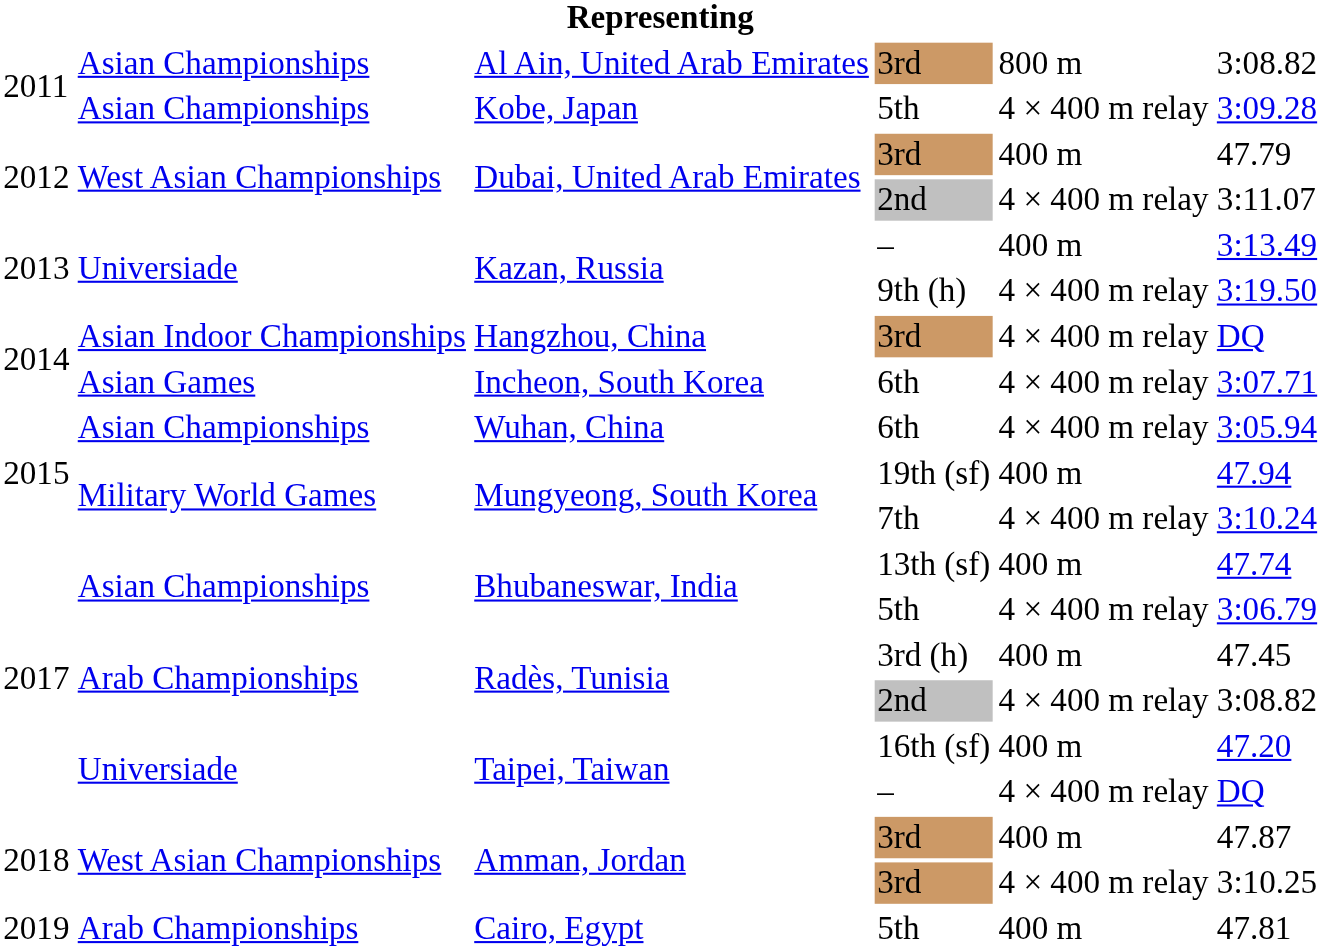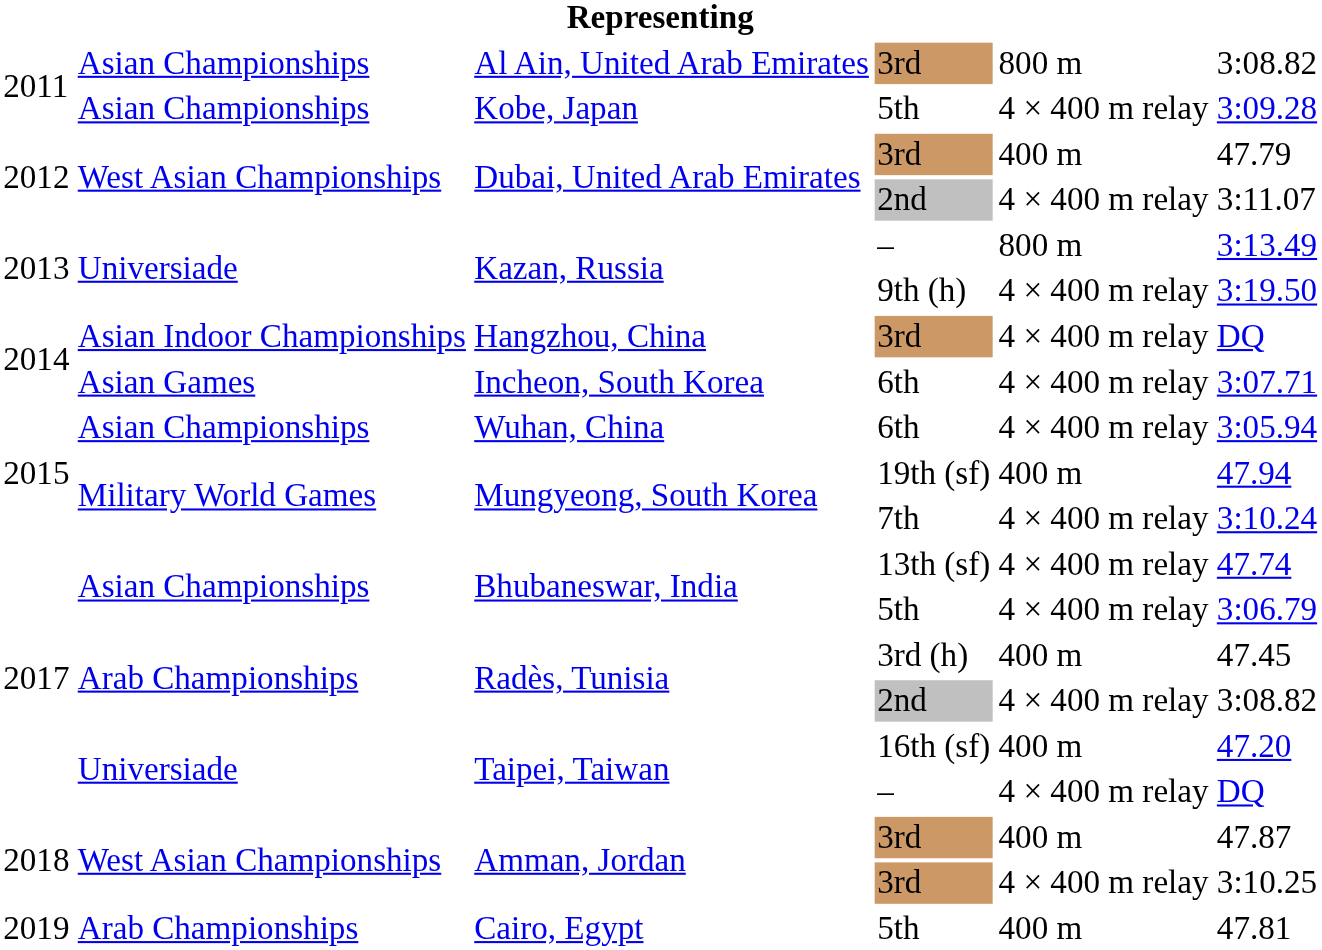(1040, 245) 400 m -> (1040, 245) 800 m
(1040, 563) 400 m -> (1104, 563) 4 × 400 m relay
